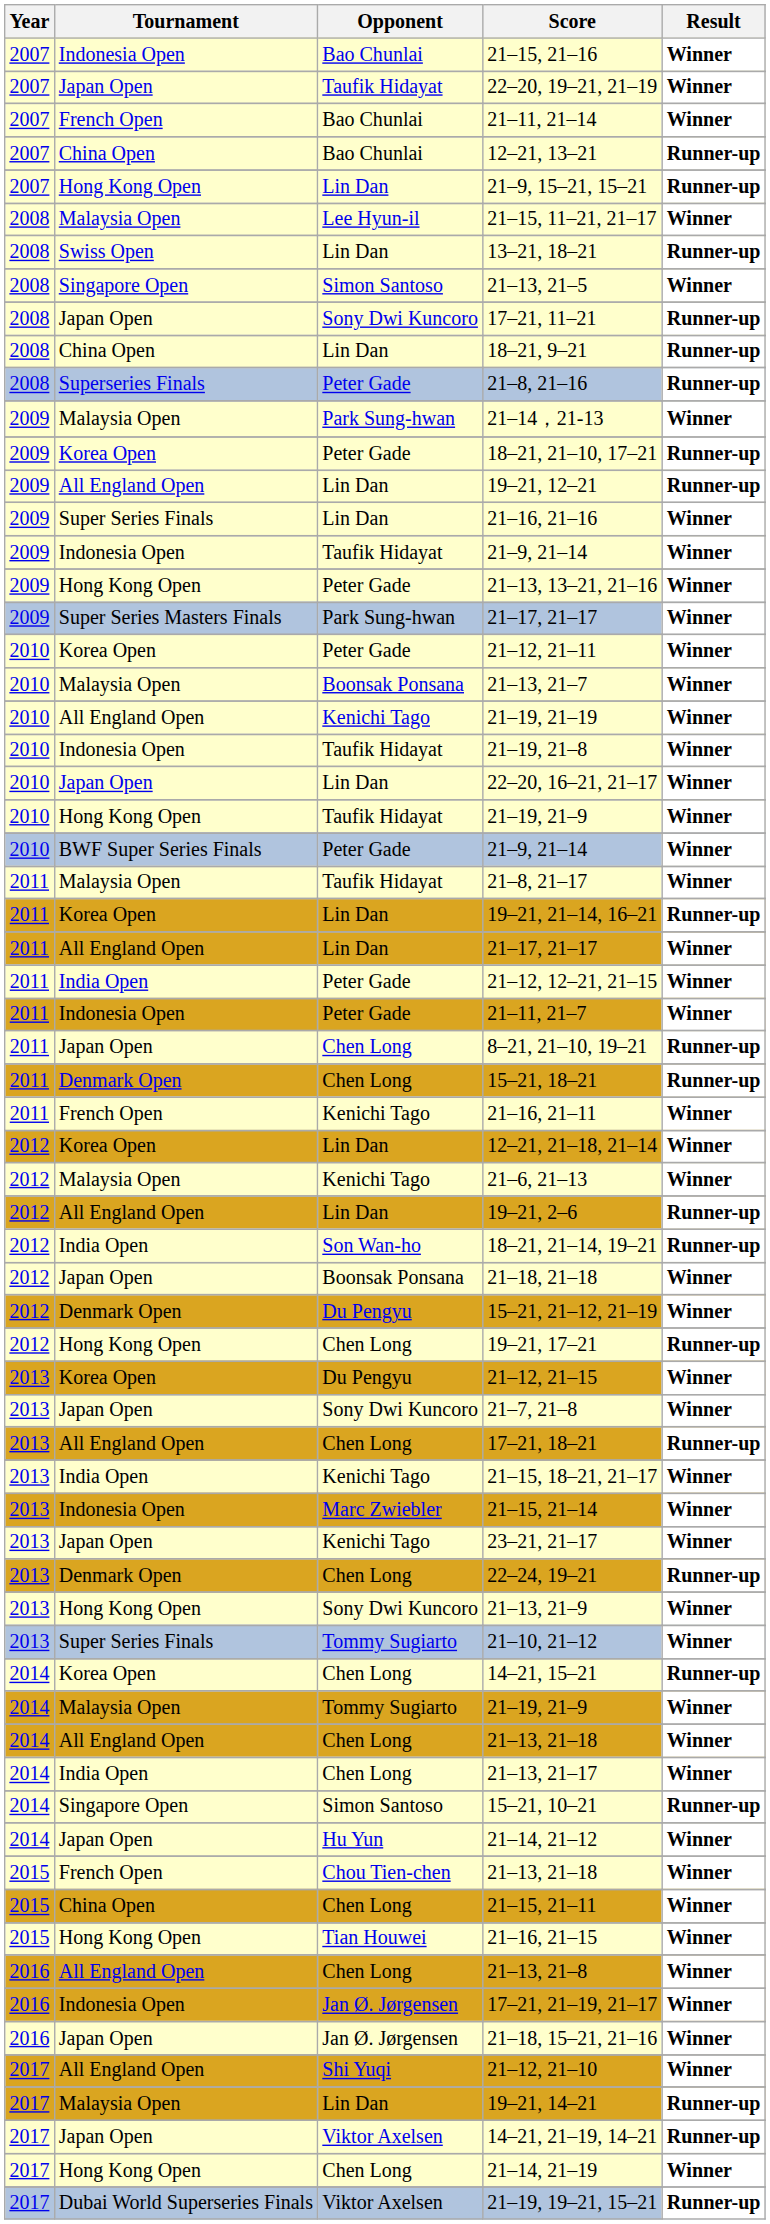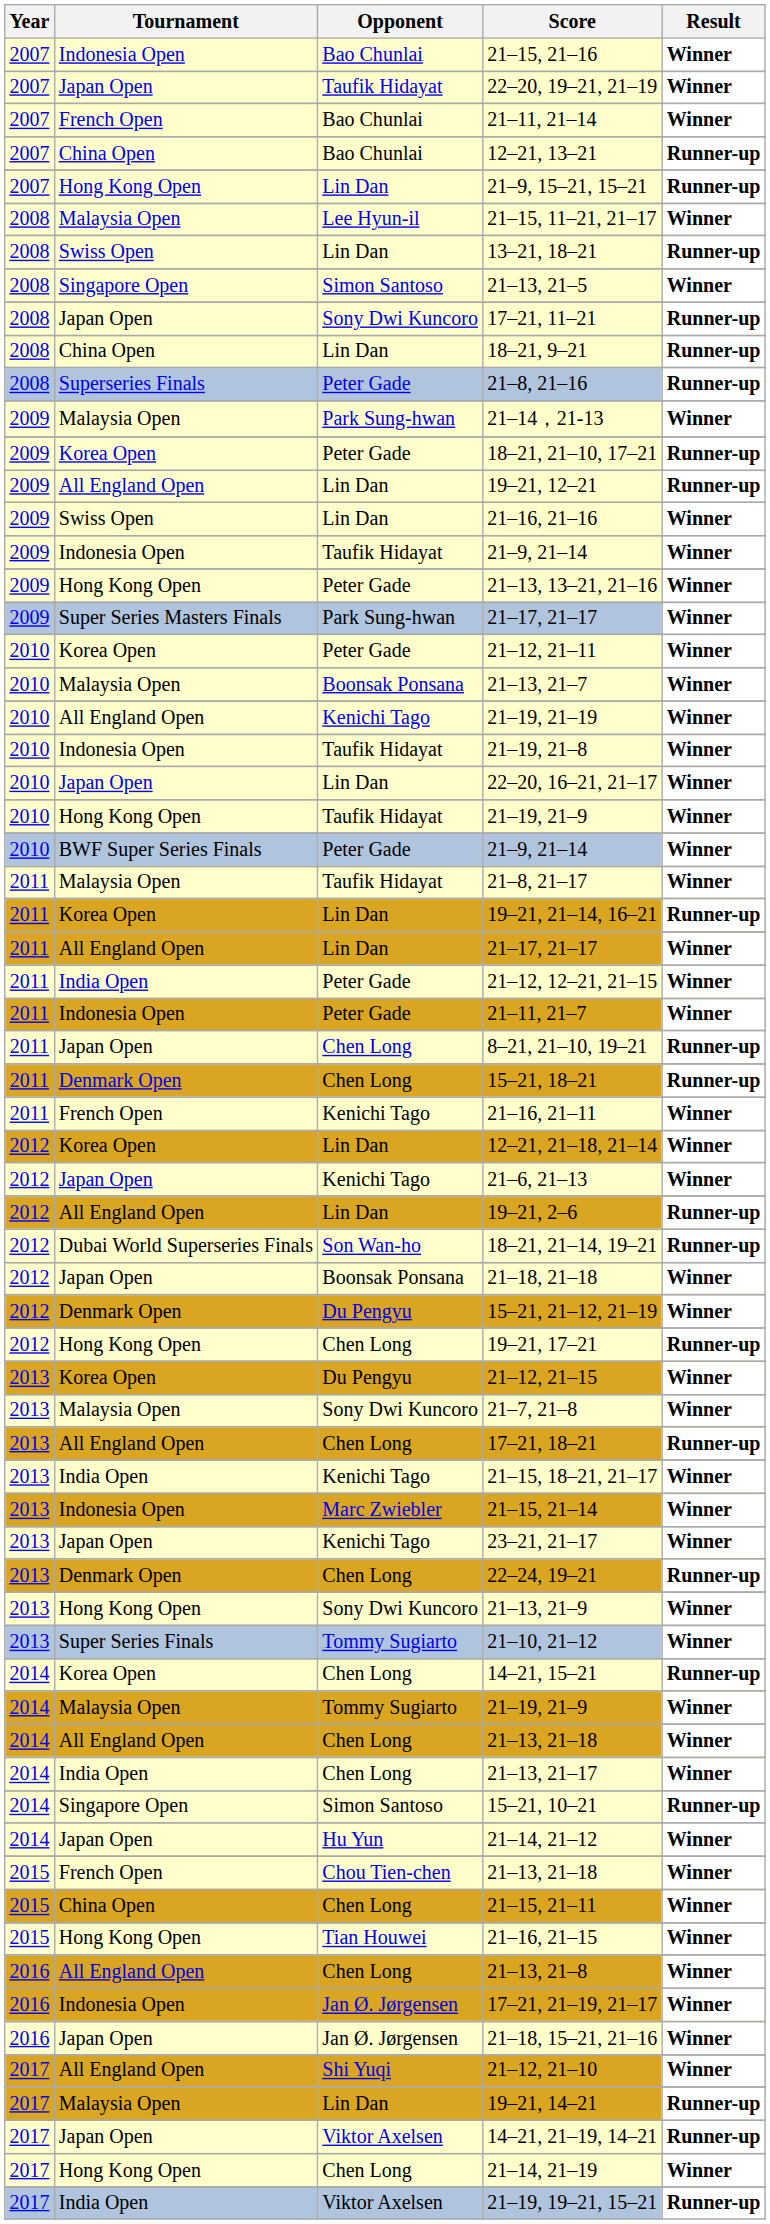(136, 519) Super Series Finals -> (106, 519) Swiss Open
(120, 1179) Malaysia Open -> (106, 1179) Japan Open
(103, 1245) India Open -> (186, 1245) Dubai World Superseries Finals
(106, 1410) Japan Open -> (120, 1410) Malaysia Open
(186, 2203) Dubai World Superseries Finals -> (103, 2203) India Open
